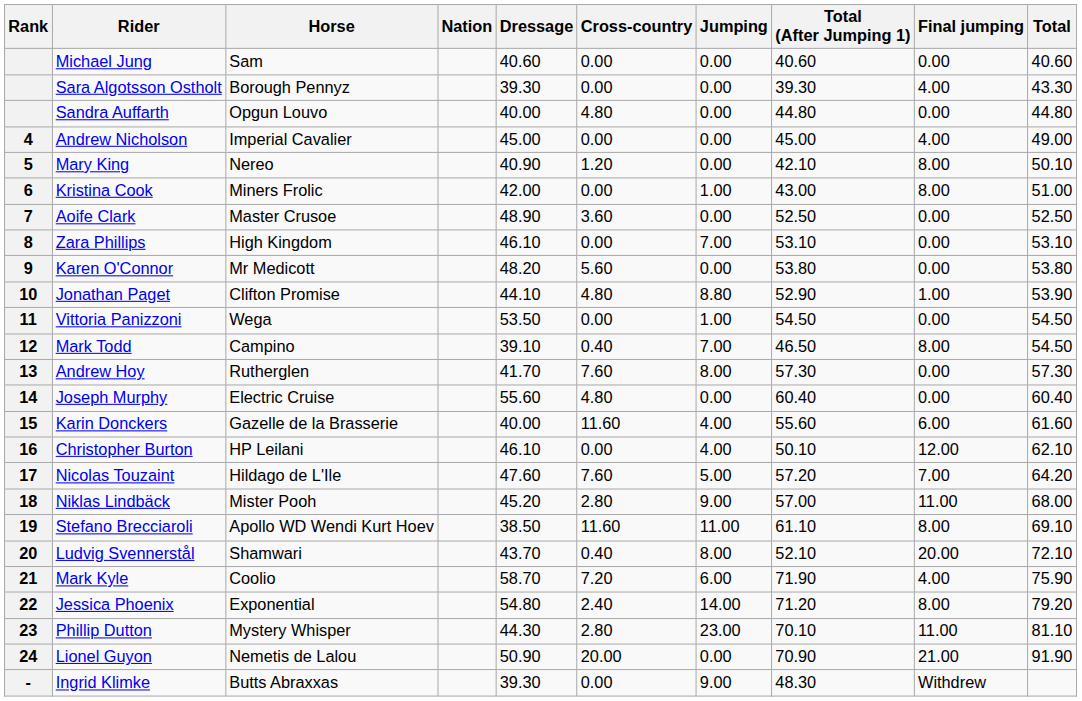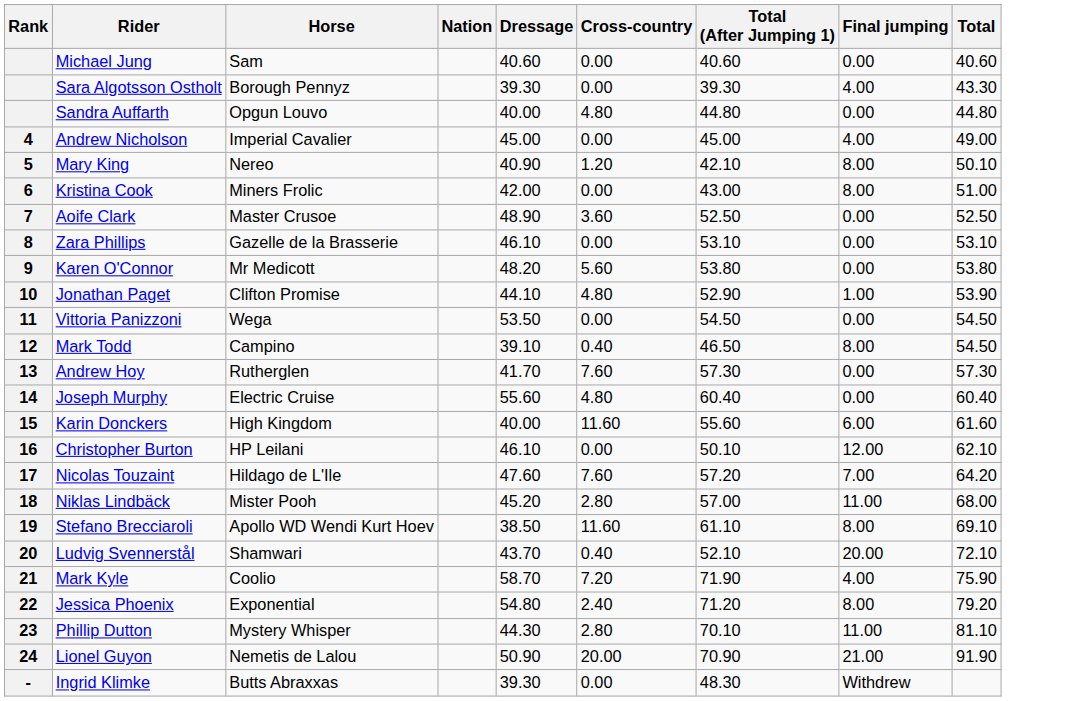- column: (734, 26)
(280, 242) High Kingdom -> (314, 242) Gazelle de la Brasserie
(314, 424) Gazelle de la Brasserie -> (280, 424) High Kingdom
